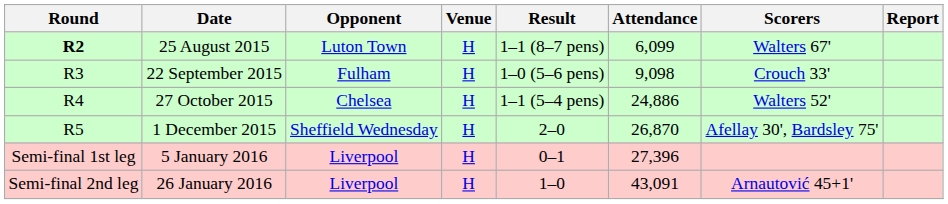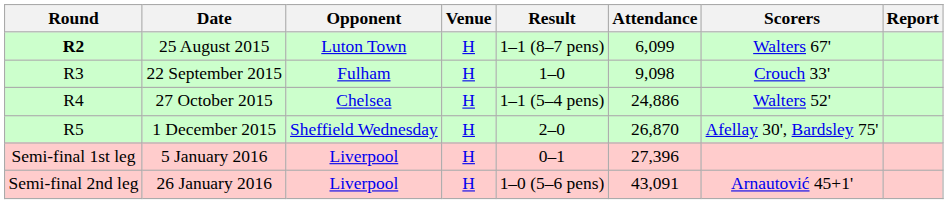(552, 73) 1–0 (5–6 pens) -> (552, 73) 1–0
(552, 184) 1–0 -> (552, 184) 1–0 (5–6 pens)
